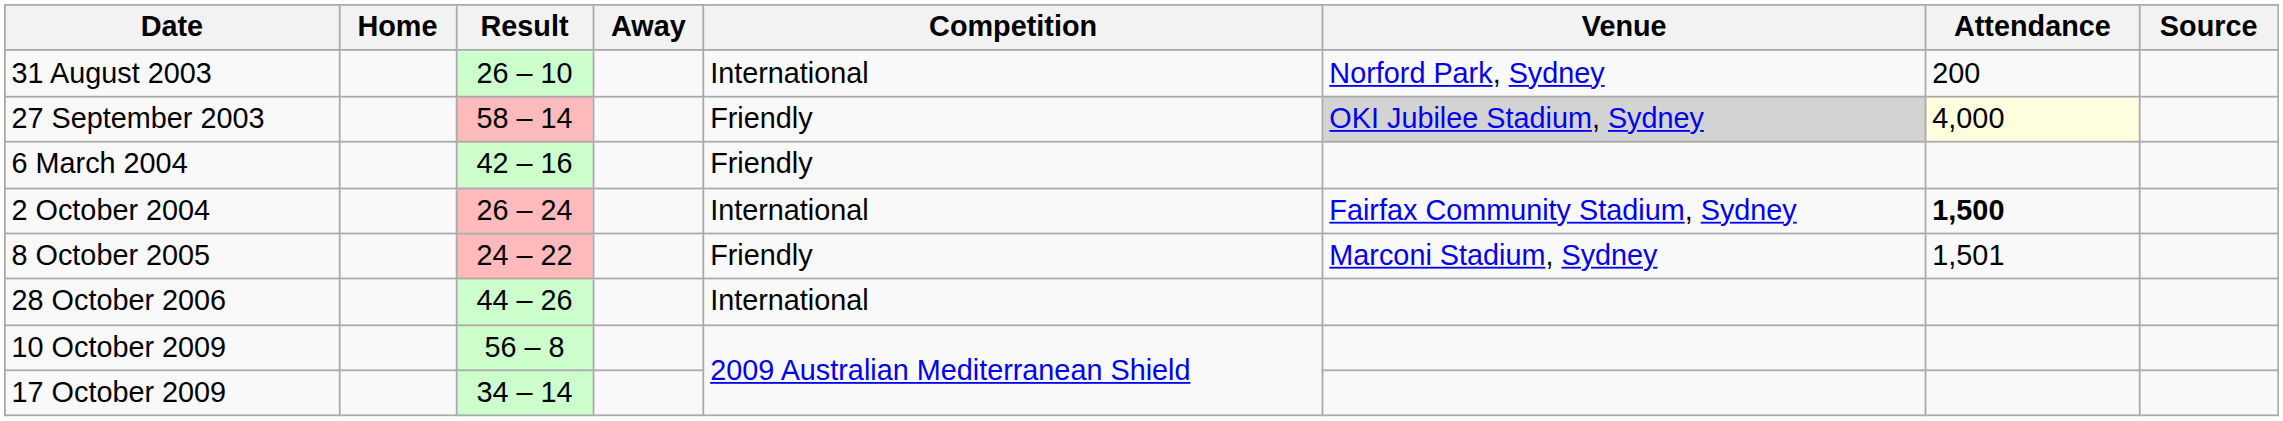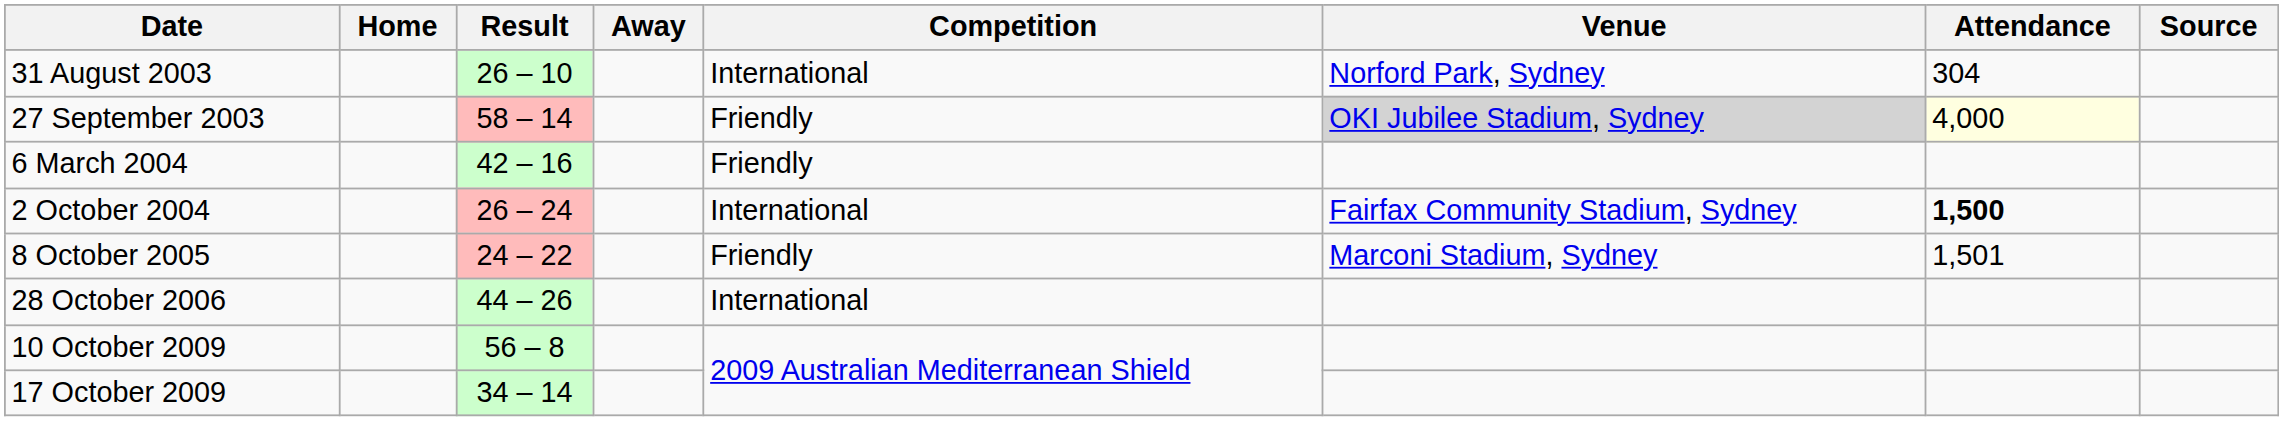(1956, 73) 200 -> (1956, 73) 304
